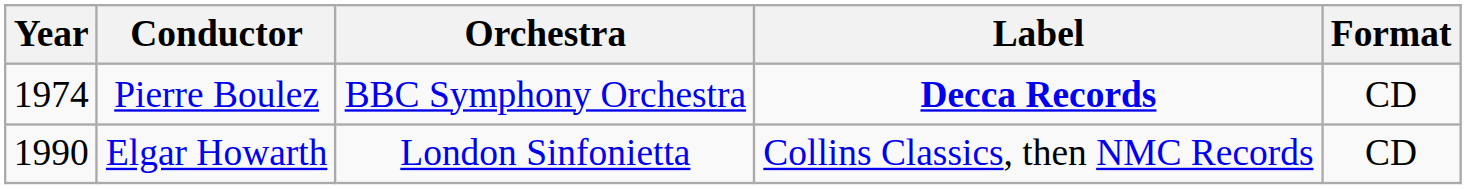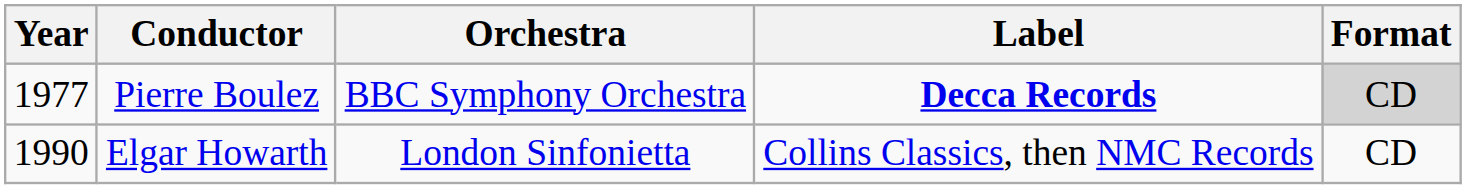(51, 93) 1974 -> (51, 93) 1977
(1391, 93) no background -> (1391, 93) lightgrey background
